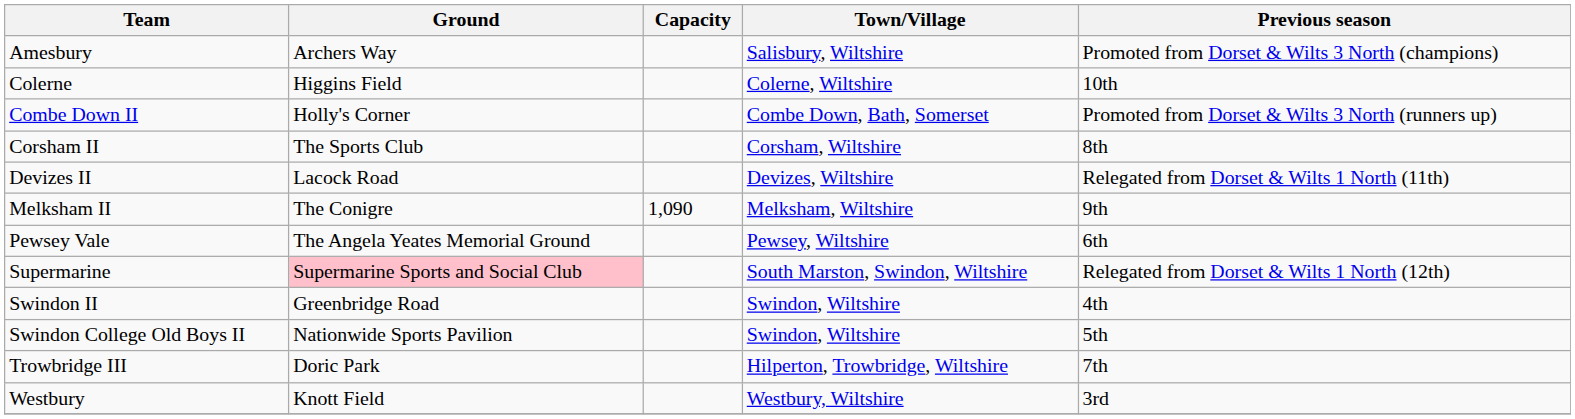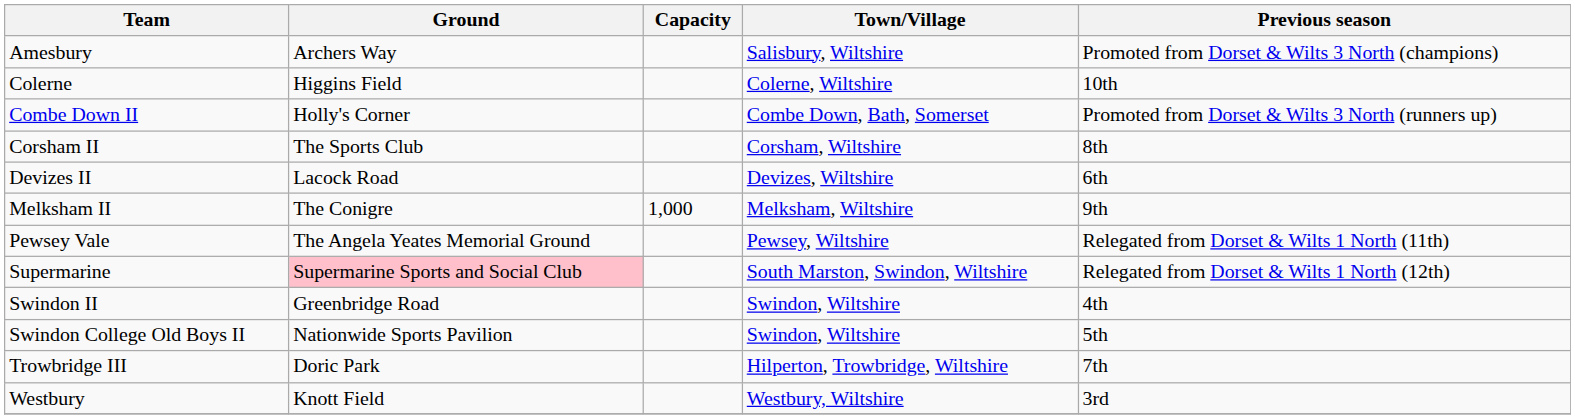(1266, 177) Relegated from Dorset & Wilts 1 North (11th) -> (1095, 177) 6th
(670, 209) 1,090 -> (670, 209) 1,000
(1095, 240) 6th -> (1266, 240) Relegated from Dorset & Wilts 1 North (11th)
